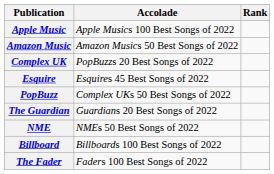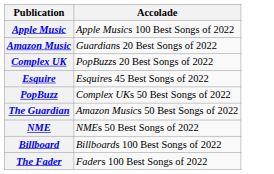- column: (255, 12)
(157, 45) Amazon Musics 50 Best Songs of 2022 -> (146, 45) Guardians 20 Best Songs of 2022
(146, 111) Guardians 20 Best Songs of 2022 -> (157, 111) Amazon Musics 50 Best Songs of 2022
